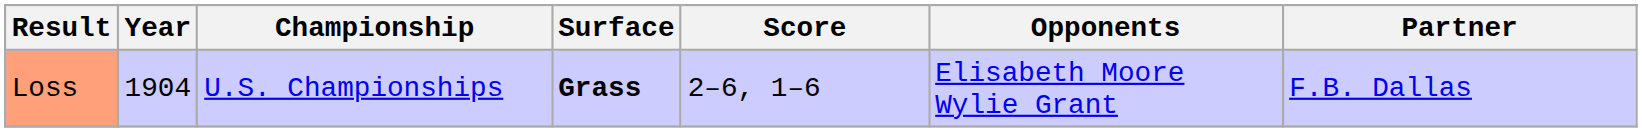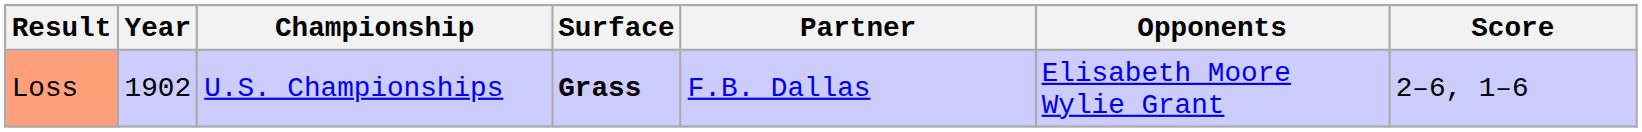columns swapped: (1460, 28) <-> (805, 28)
(158, 89) 1904 -> (158, 89) 1902
